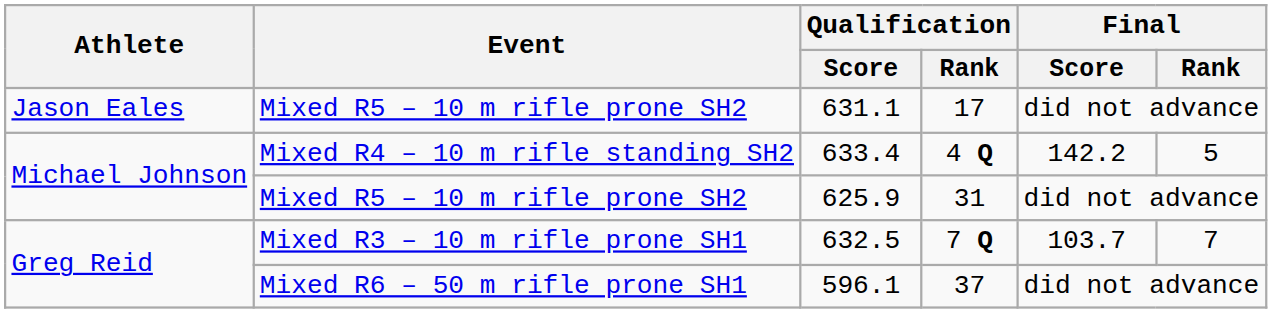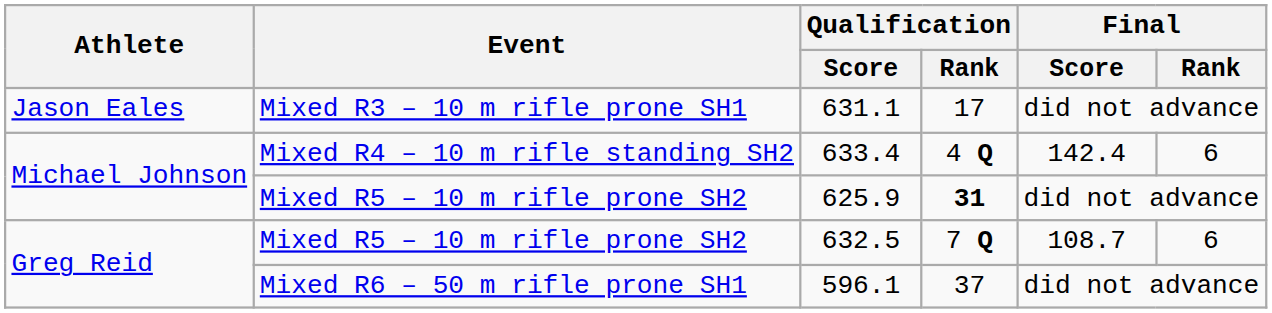(503, 110) Mixed R5 – 10 m rifle prone SH2 -> (503, 110) Mixed R3 – 10 m rifle prone SH1
(1087, 154) 142.2 -> (1087, 154) 142.4
(1211, 154) 5 -> (1211, 154) 6
(969, 198) normal -> (969, 198) bold
(503, 242) Mixed R3 – 10 m rifle prone SH1 -> (503, 242) Mixed R5 – 10 m rifle prone SH2
(1087, 242) 103.7 -> (1087, 242) 108.7
(1211, 242) 7 -> (1211, 242) 6
